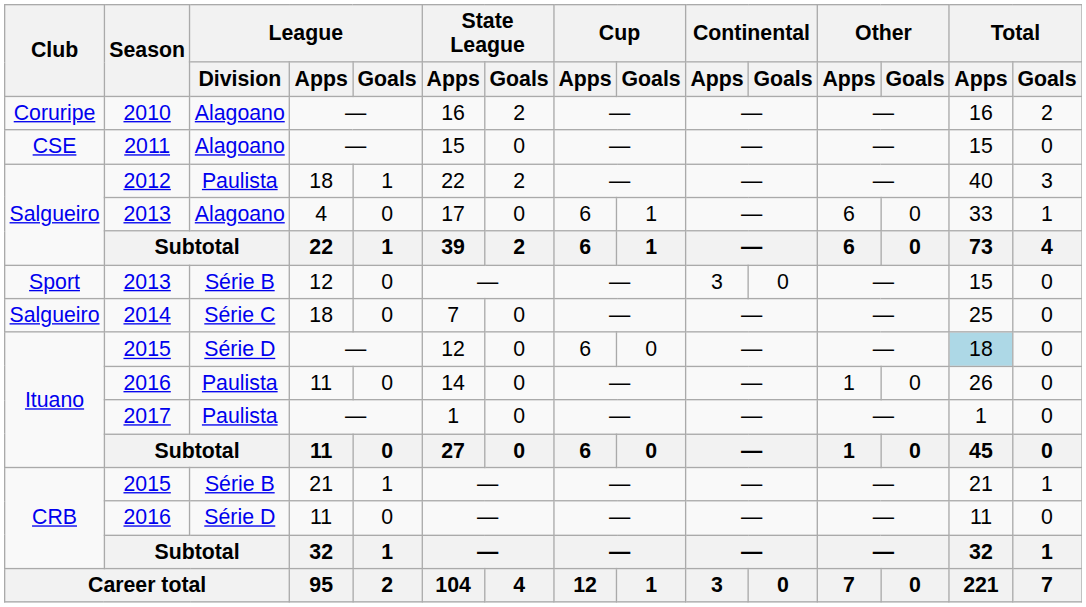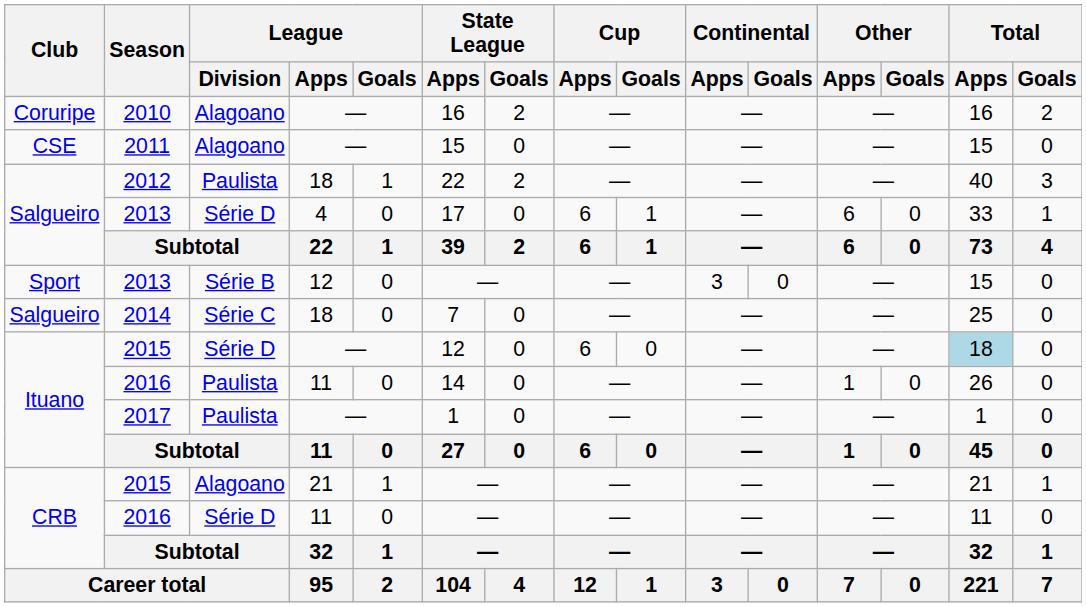(240, 214) Alagoano -> (240, 214) Série D
(240, 484) Série B -> (240, 484) Alagoano
